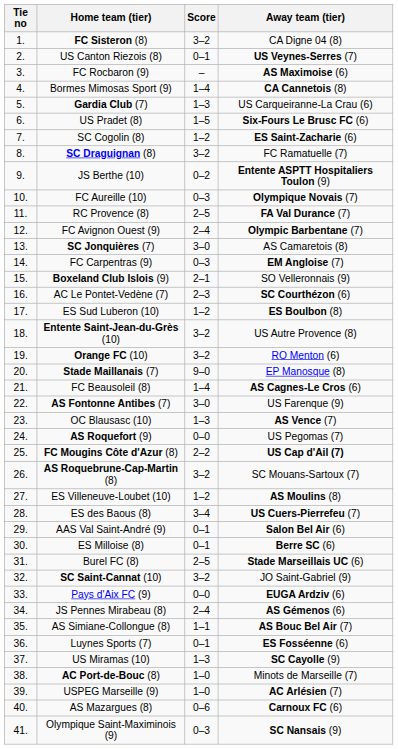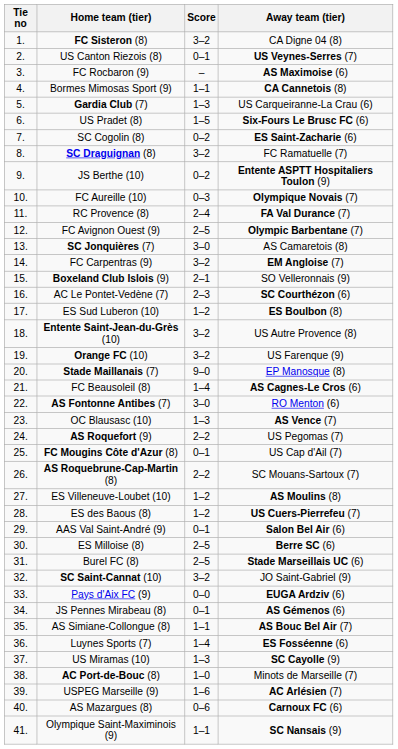(201, 89) 1–4 -> (201, 89) 1–1
(201, 137) 1–2 -> (201, 137) 0–2
(201, 214) 2–5 -> (201, 214) 2–4
(201, 230) 2–4 -> (201, 230) 2–5
(201, 263) 0–3 -> (201, 263) 3–2
(305, 355) RO Menton (6) -> (305, 355) US Farenque (9)
(305, 404) US Farenque (9) -> (305, 404) RO Menton (6)
(201, 436) 0–0 -> (201, 436) 2–2
(201, 453) 2–2 -> (201, 453) 0–1
(305, 453) bold -> (305, 453) normal
(201, 475) 3–2 -> (201, 475) 2–2
(201, 513) 3–4 -> (201, 513) 1–2
(201, 545) 0–1 -> (201, 545) 2–5
(201, 610) 2–4 -> (201, 610) 0–1
(201, 643) 0–1 -> (201, 643) 1–4
(201, 692) 1–0 -> (201, 692) 1–6
(201, 730) 0–3 -> (201, 730) 1–1
